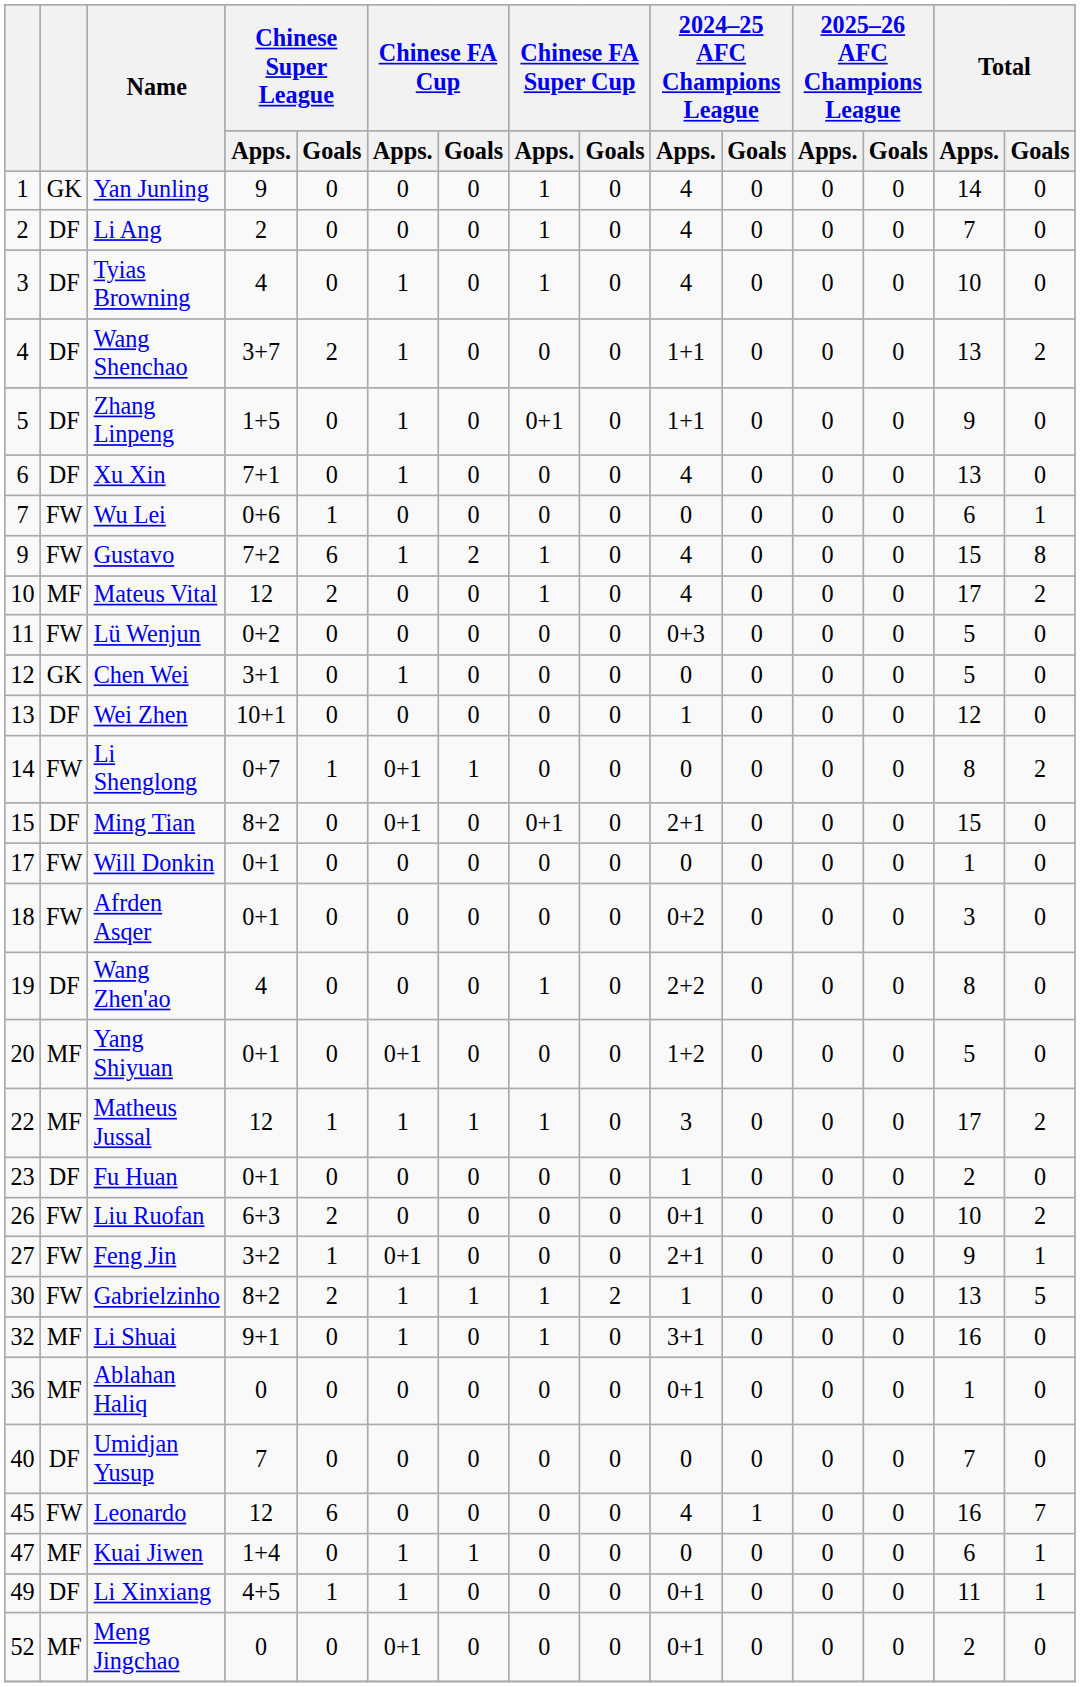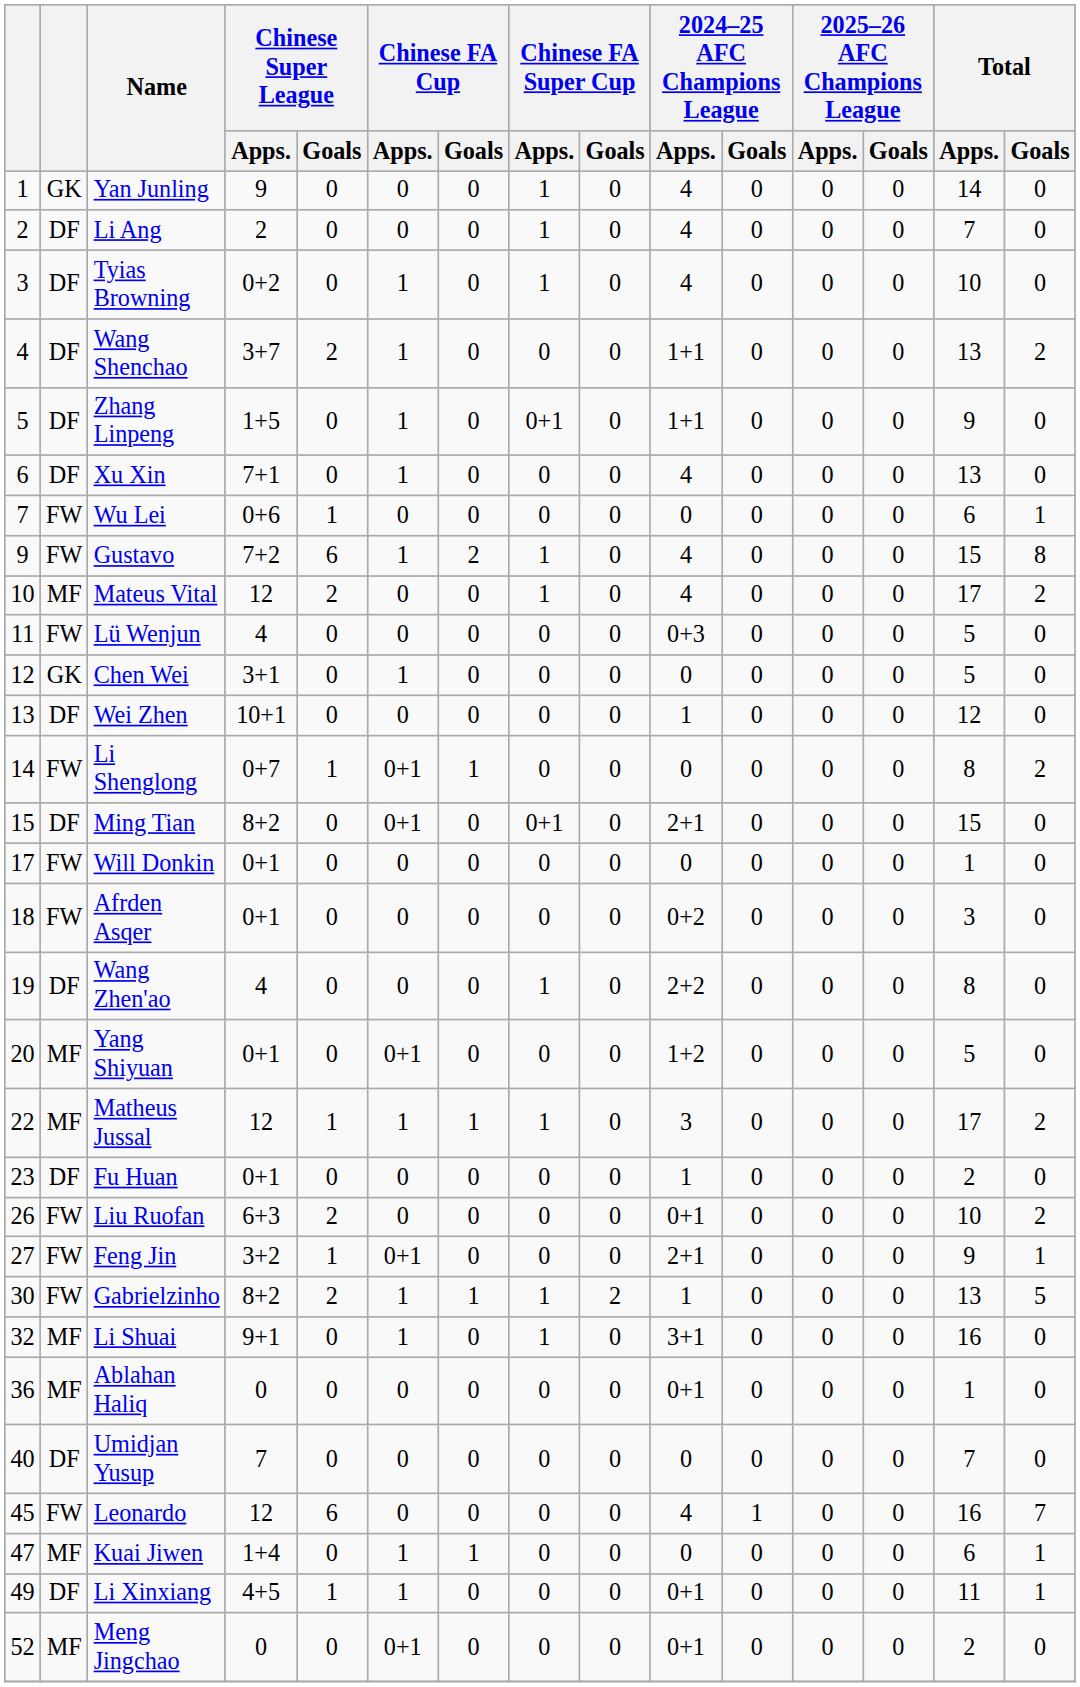(261, 284) 4 -> (261, 284) 0+2
(261, 635) 0+2 -> (261, 635) 4
